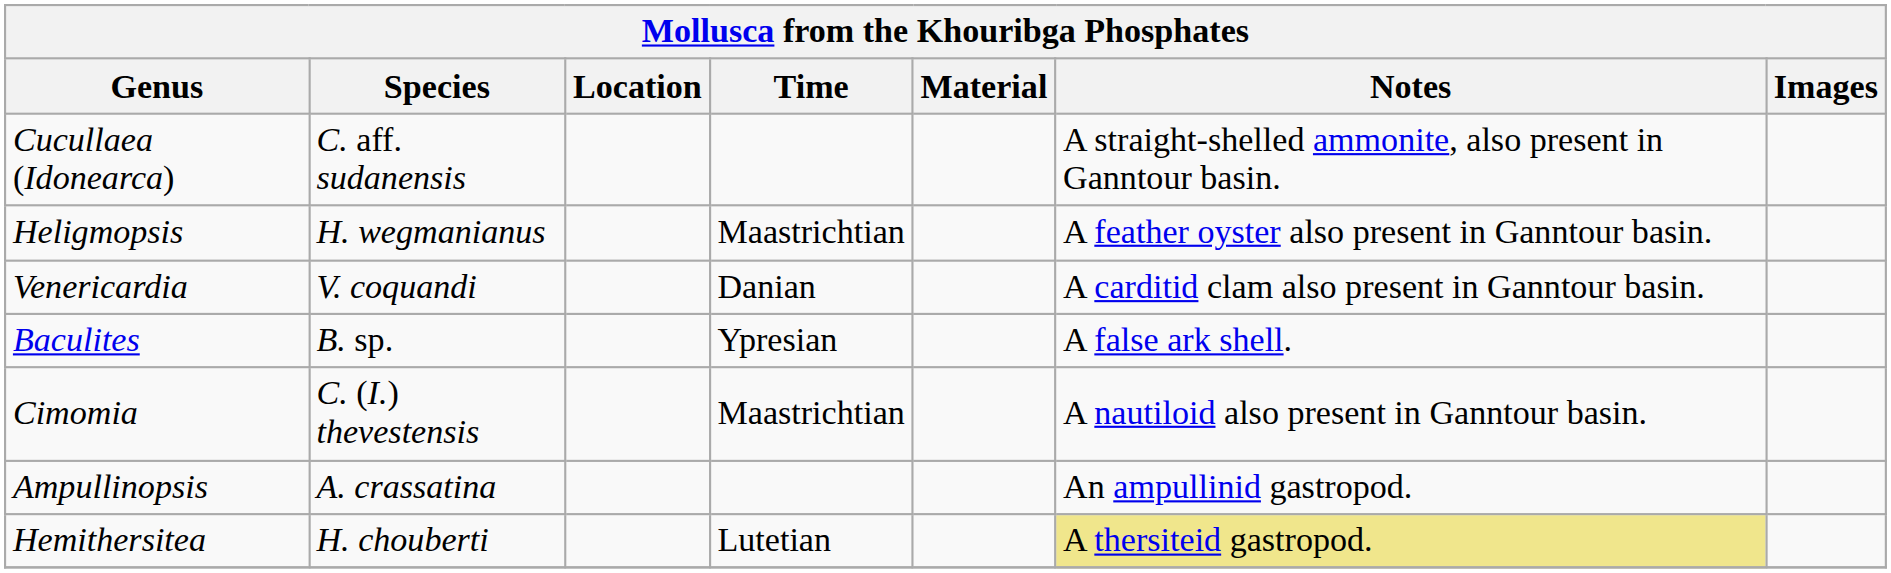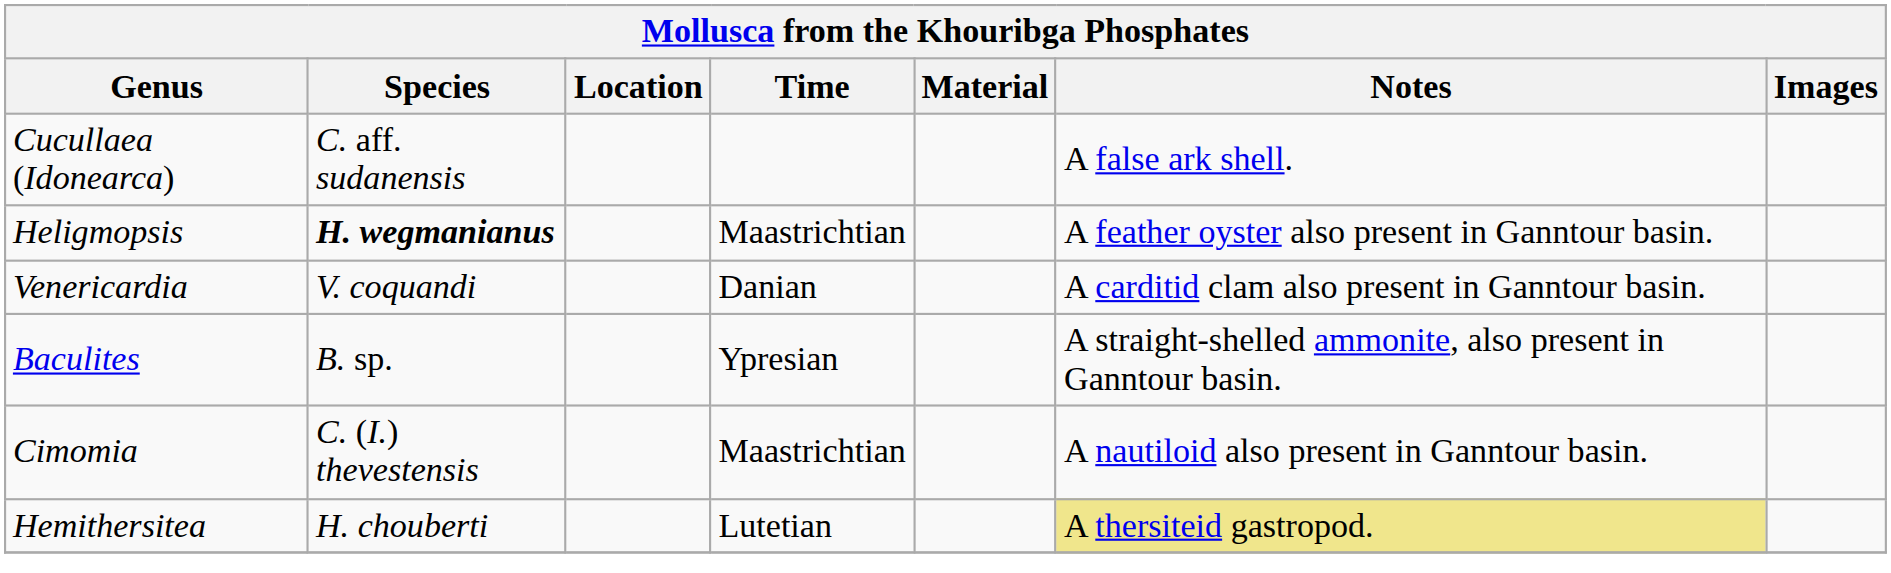(1363, 158) A straight-shelled ammonite, also present in Ganntour basin. -> (1179, 158) A false ark shell.
(431, 232) normal -> (435, 232) bold
(1178, 340) A false ark shell. -> (1364, 359) A straight-shelled ammonite, also present in Ganntour basin.
- row: (110, 486)
